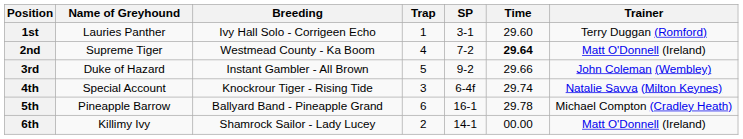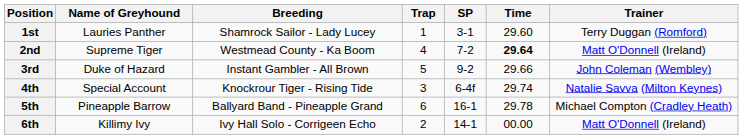(297, 32) Ivy Hall Solo - Corrigeen Echo -> (297, 32) Shamrock Sailor - Lady Lucey
(297, 124) Shamrock Sailor - Lady Lucey -> (297, 124) Ivy Hall Solo - Corrigeen Echo
